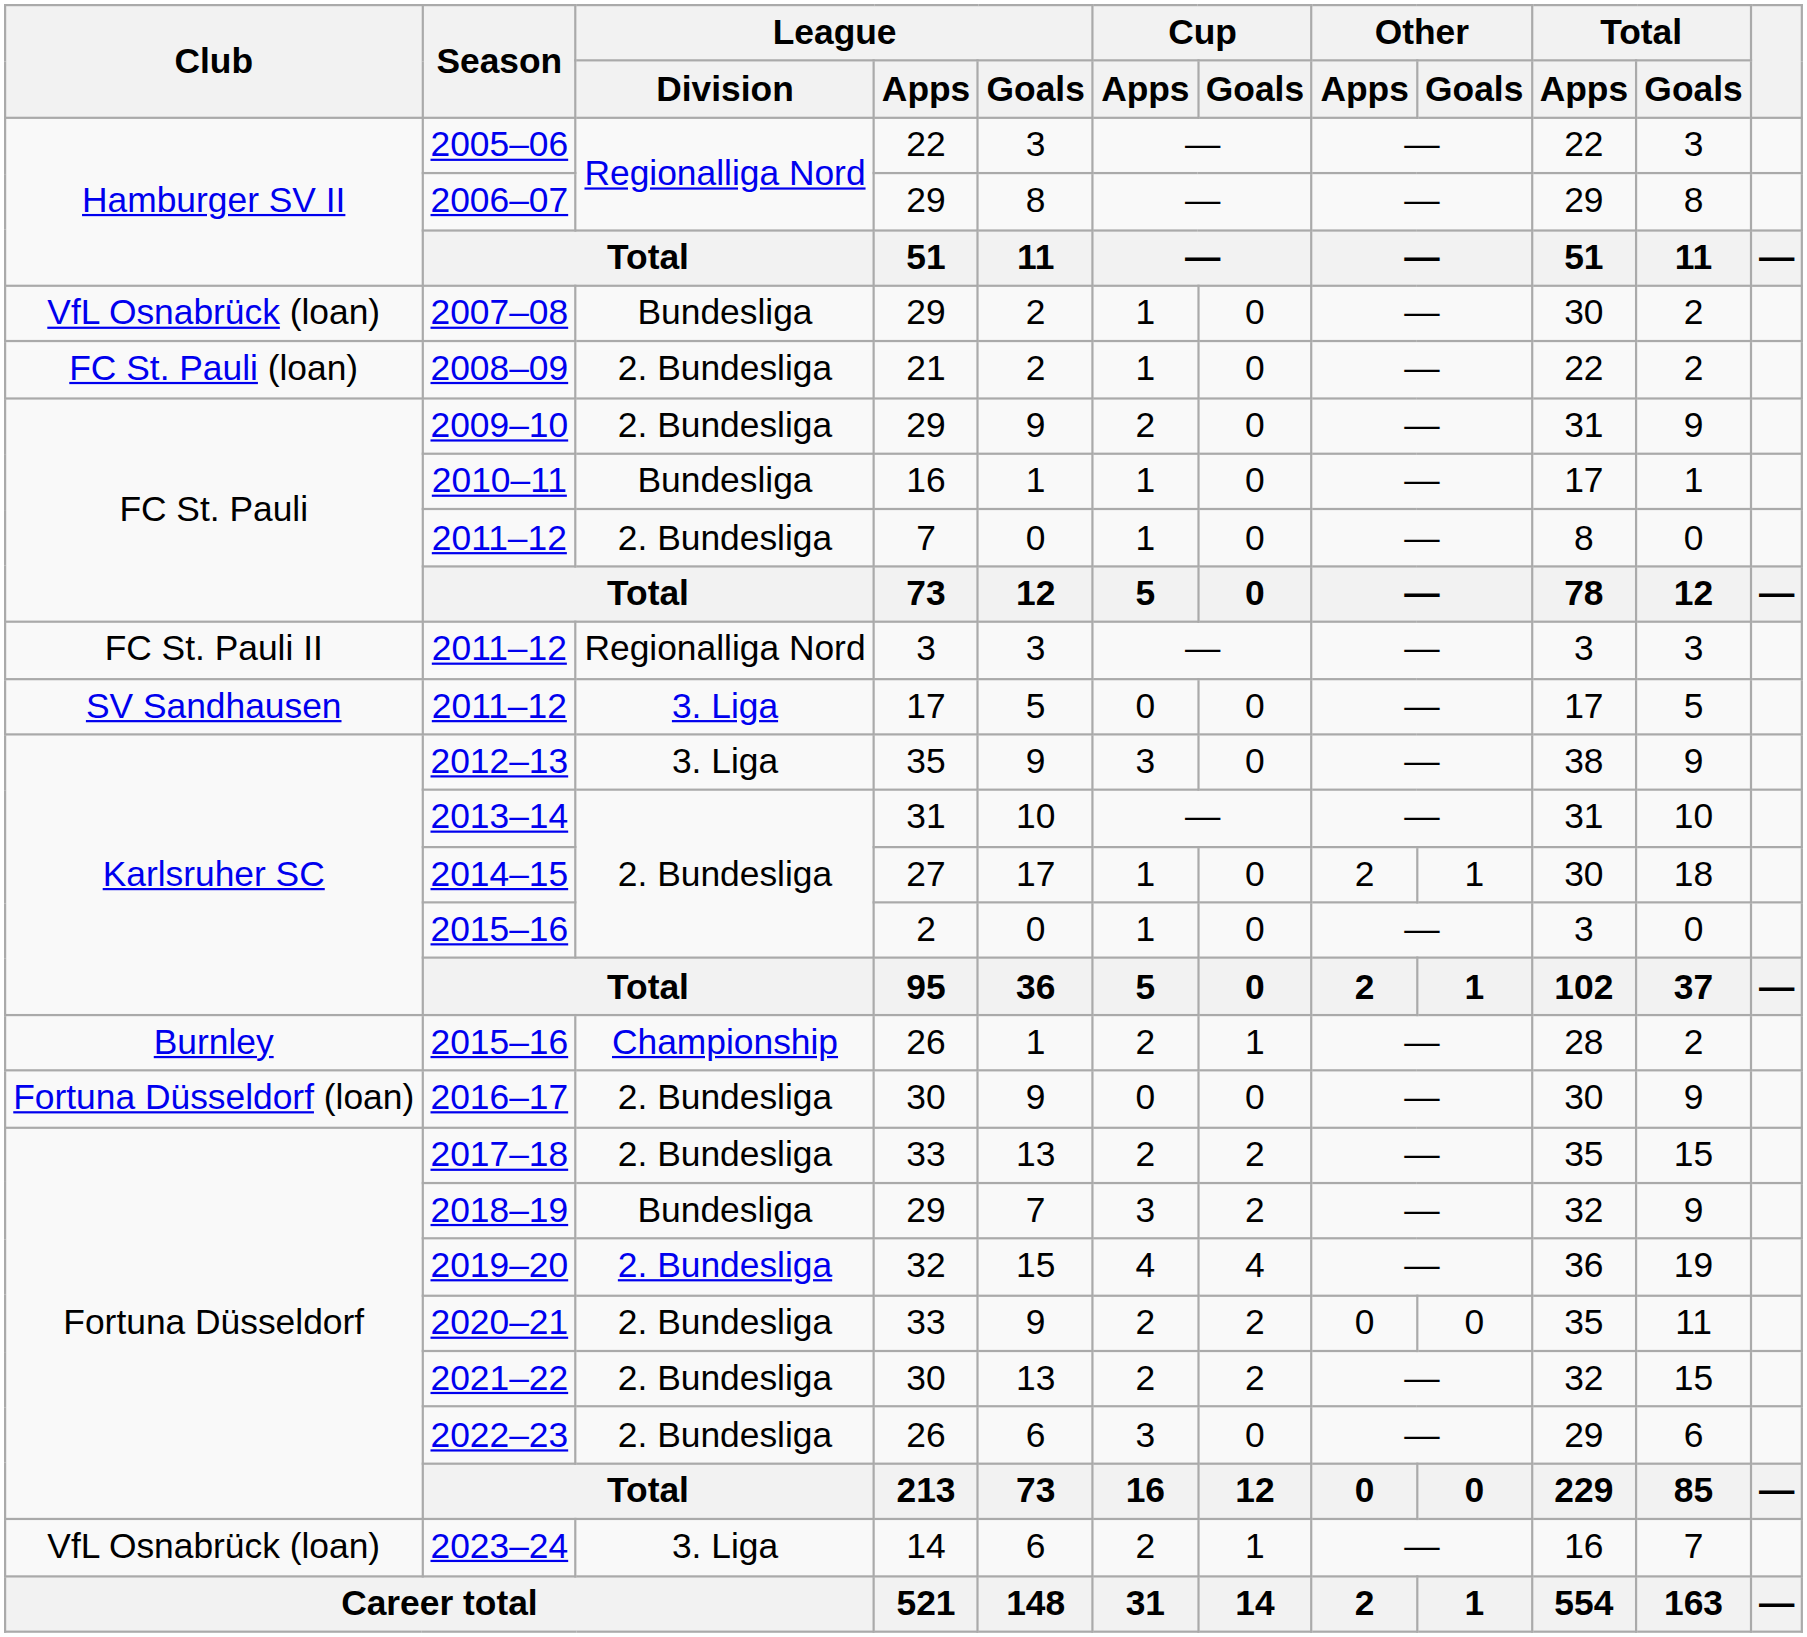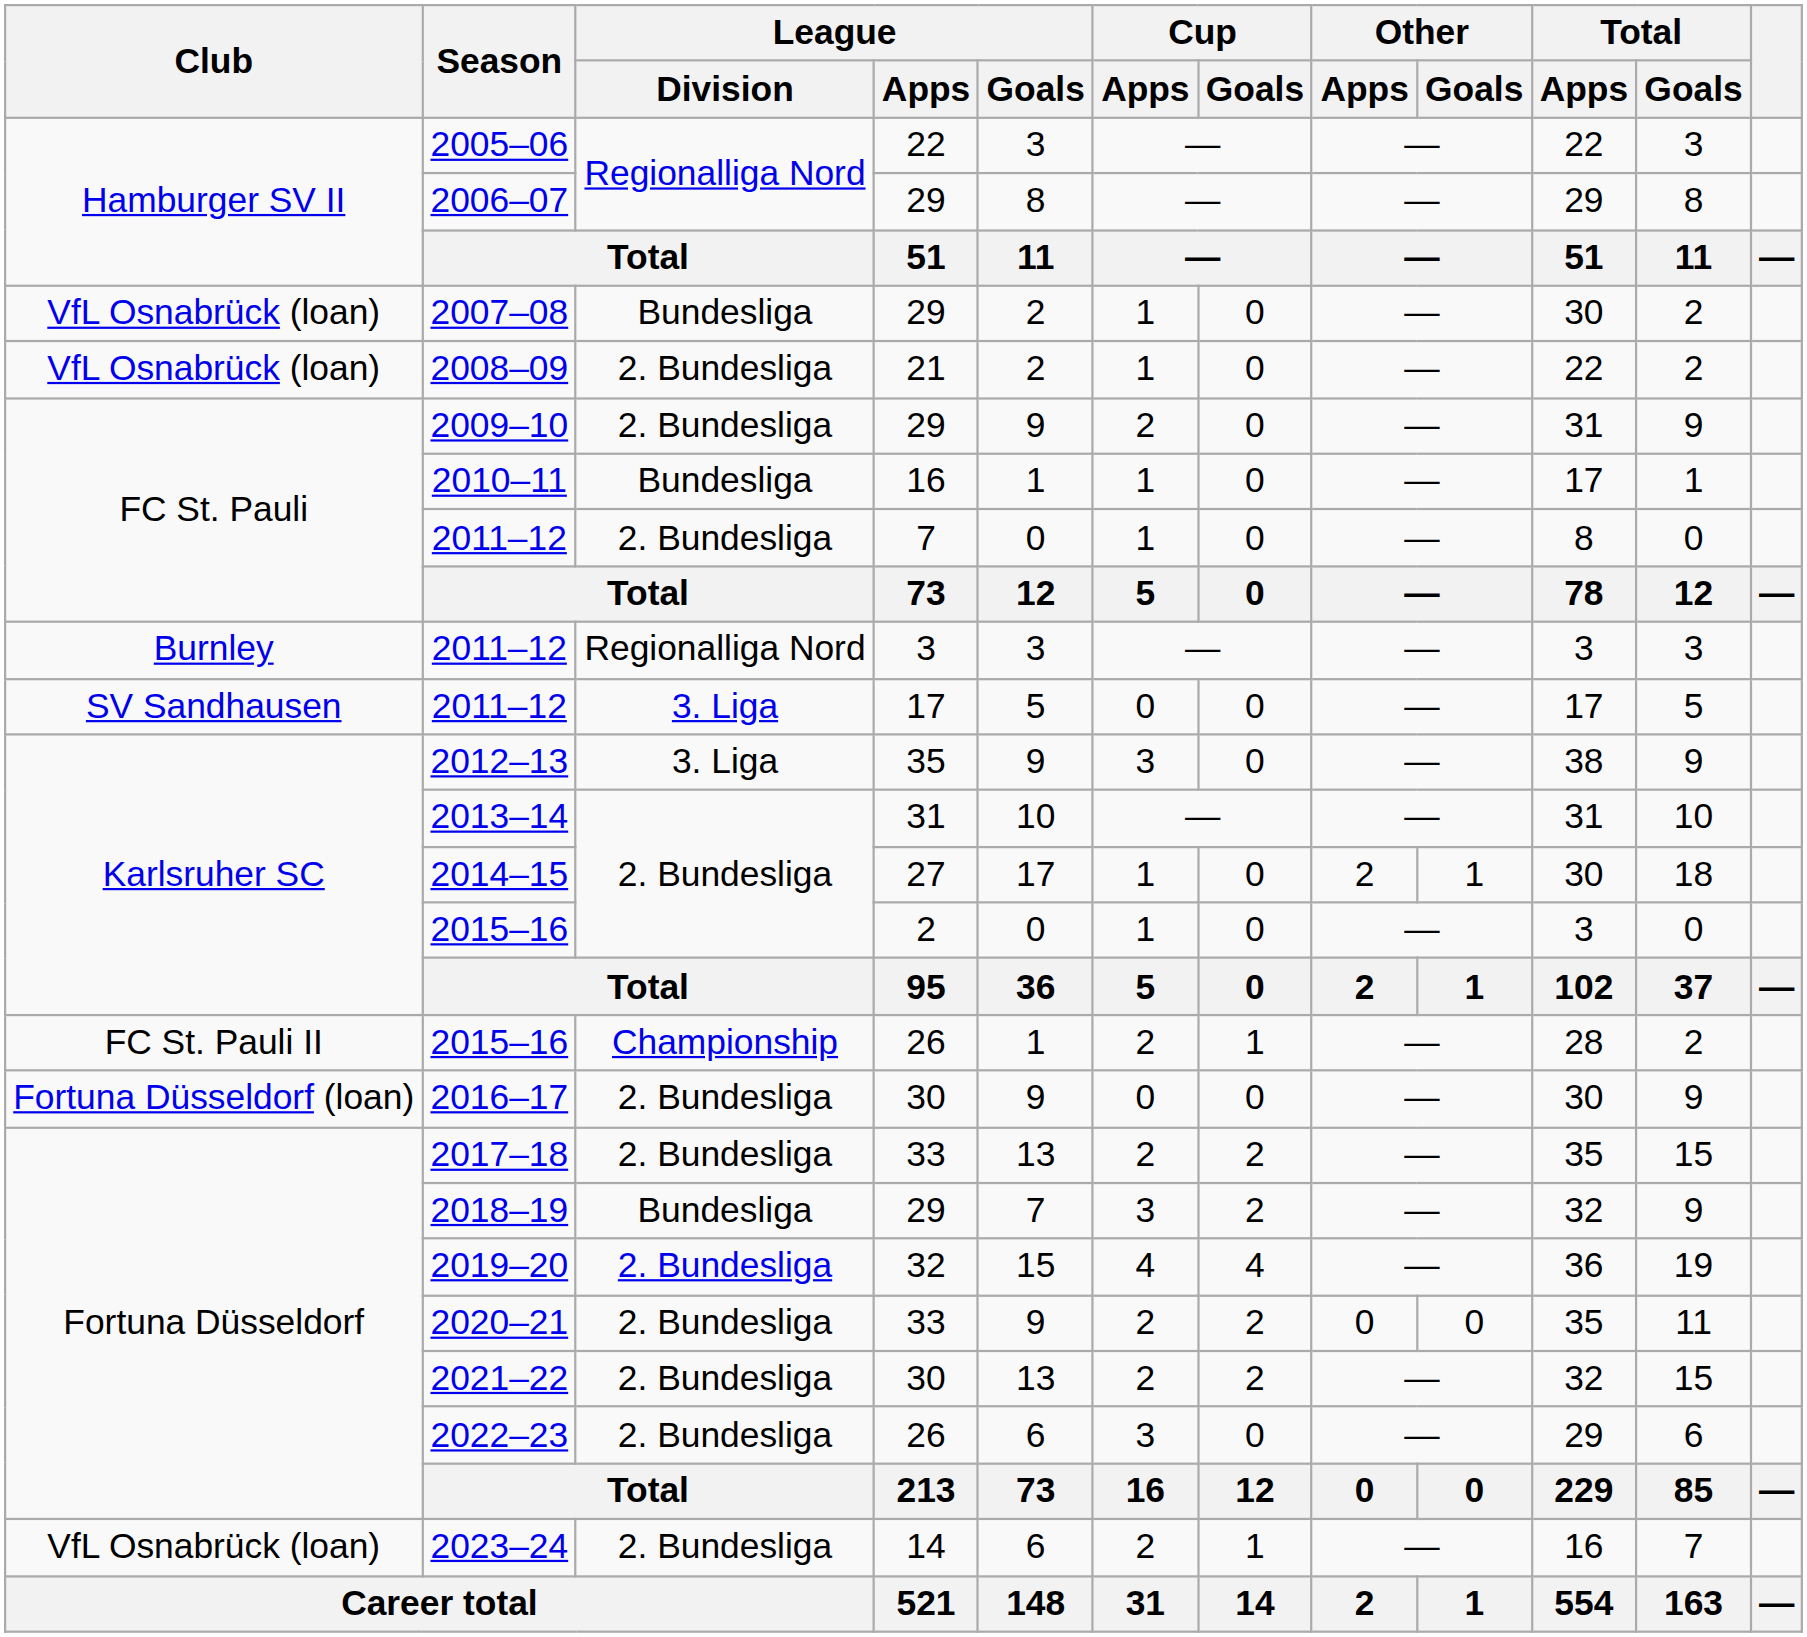(214, 369) FC St. Pauli (loan) -> (214, 369) VfL Osnabrück (loan)
(214, 649) FC St. Pauli II -> (214, 649) Burnley
(214, 1041) Burnley -> (214, 1041) FC St. Pauli II
(725, 1546) 3. Liga -> (725, 1546) 2. Bundesliga
